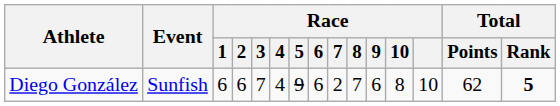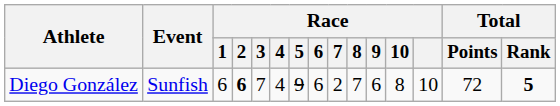(241, 85) normal -> (241, 85) bold
(472, 85) 62 -> (472, 85) 72
